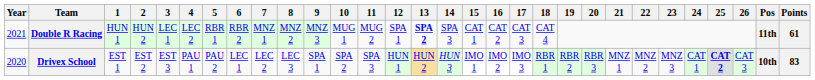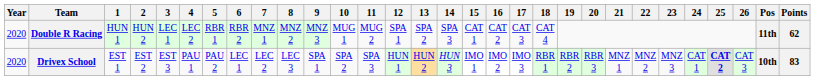(16, 34) 2021 -> (16, 34) 2020
(424, 34) bold -> (424, 34) normal
(794, 34) 61 -> (794, 34) 62
